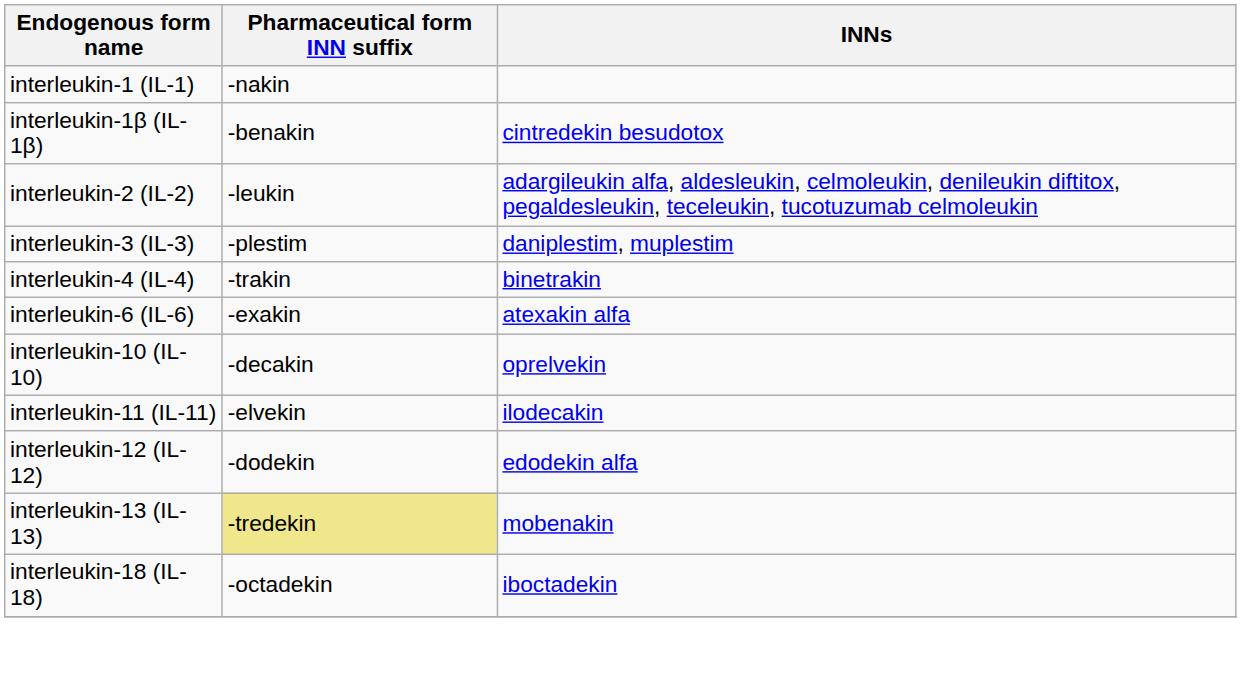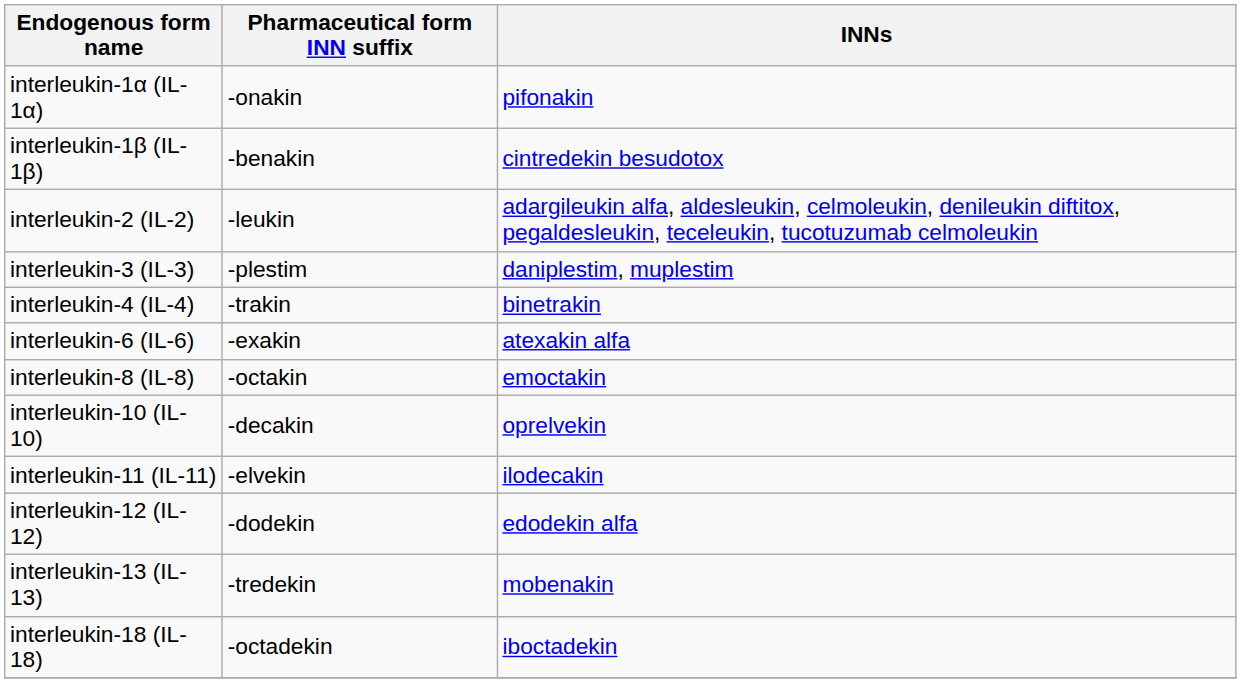- row: (102, 84)
+ row: (99, 96)
+ row: (102, 376)
(272, 523) khaki background -> (272, 585) no background
